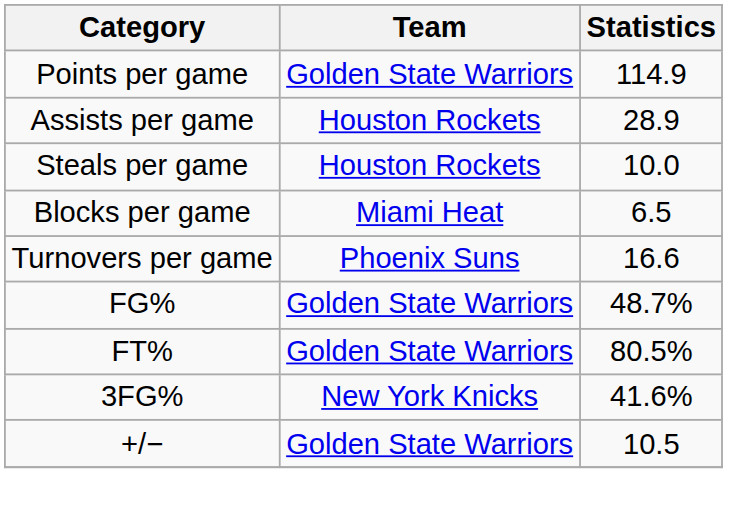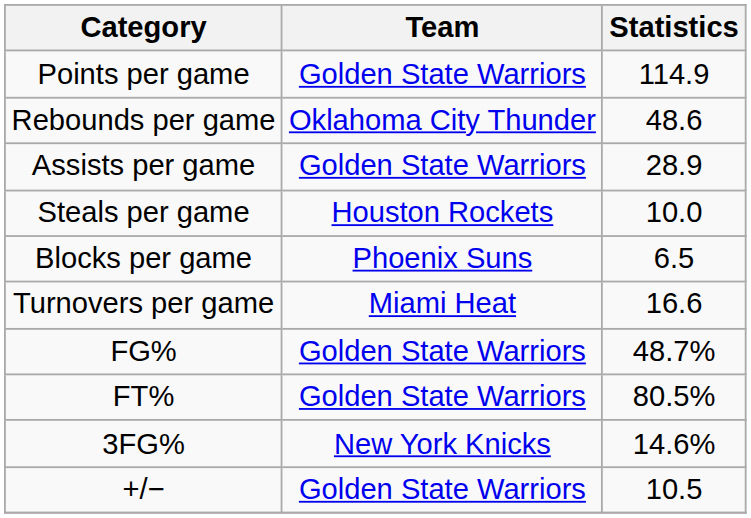+ row: (144, 119)
(430, 119) Houston Rockets -> (442, 166) Golden State Warriors
(430, 212) Miami Heat -> (442, 258) Phoenix Suns
(430, 258) Phoenix Suns -> (442, 304) Miami Heat
(651, 397) 41.6% -> (674, 443) 14.6%
